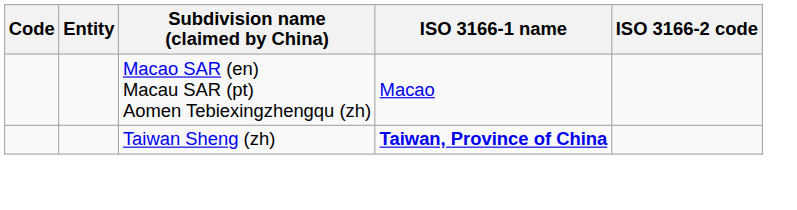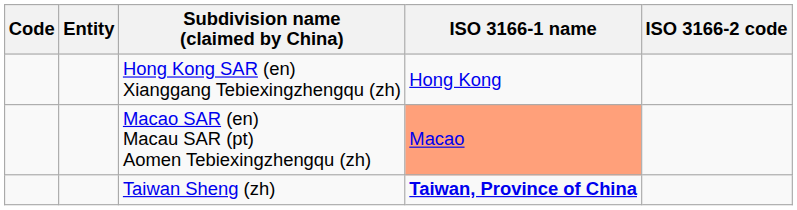+ row: (262, 79)
(407, 89) no background -> (437, 139) lightsalmon background
